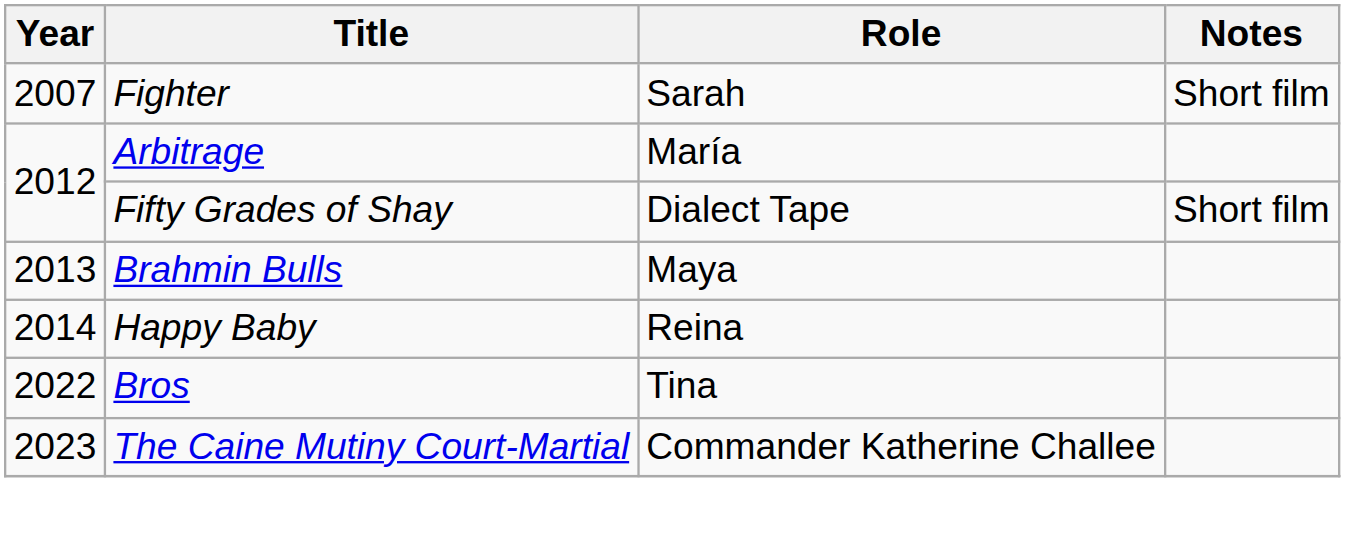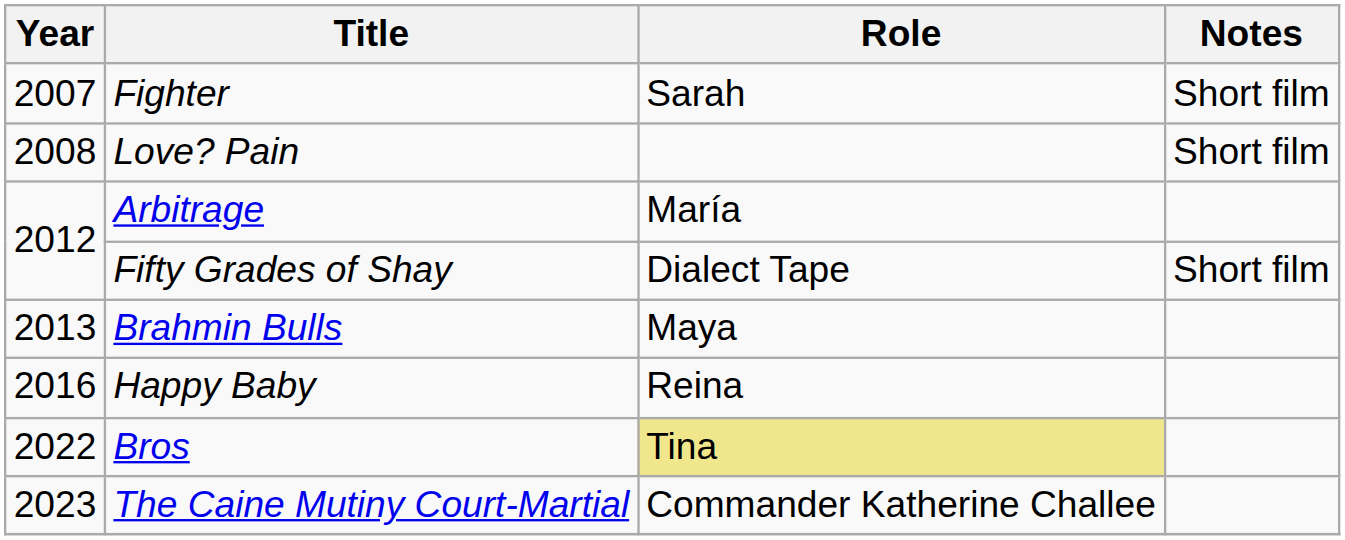+ row: (206, 151)
(55, 328) 2014 -> (55, 387) 2016
(682, 387) no background -> (682, 446) khaki background
